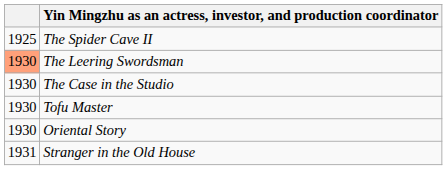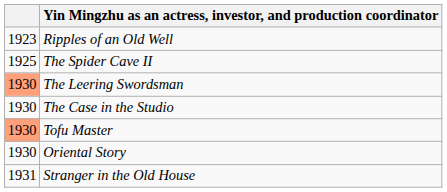+ row: (108, 38)
(22, 107) no background -> (22, 130) lightsalmon background
